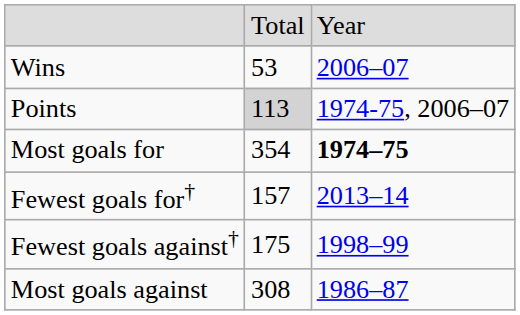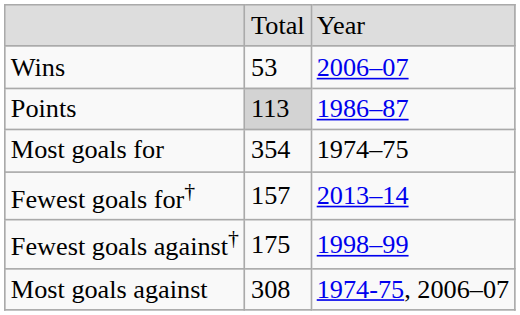(413, 108) 1974-75, 2006–07 -> (363, 108) 1986–87
(363, 150) bold -> (363, 150) normal
(363, 289) 1986–87 -> (413, 289) 1974-75, 2006–07
